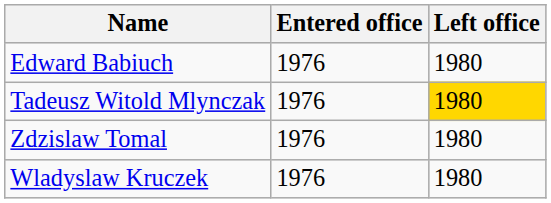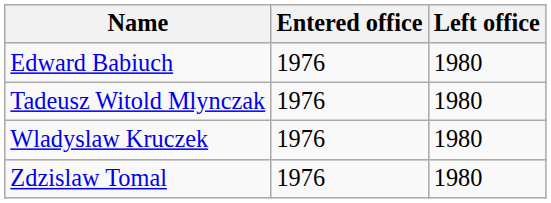(458, 100) gold background -> (458, 100) no background
rows swapped: (89, 139) <-> (109, 178)
